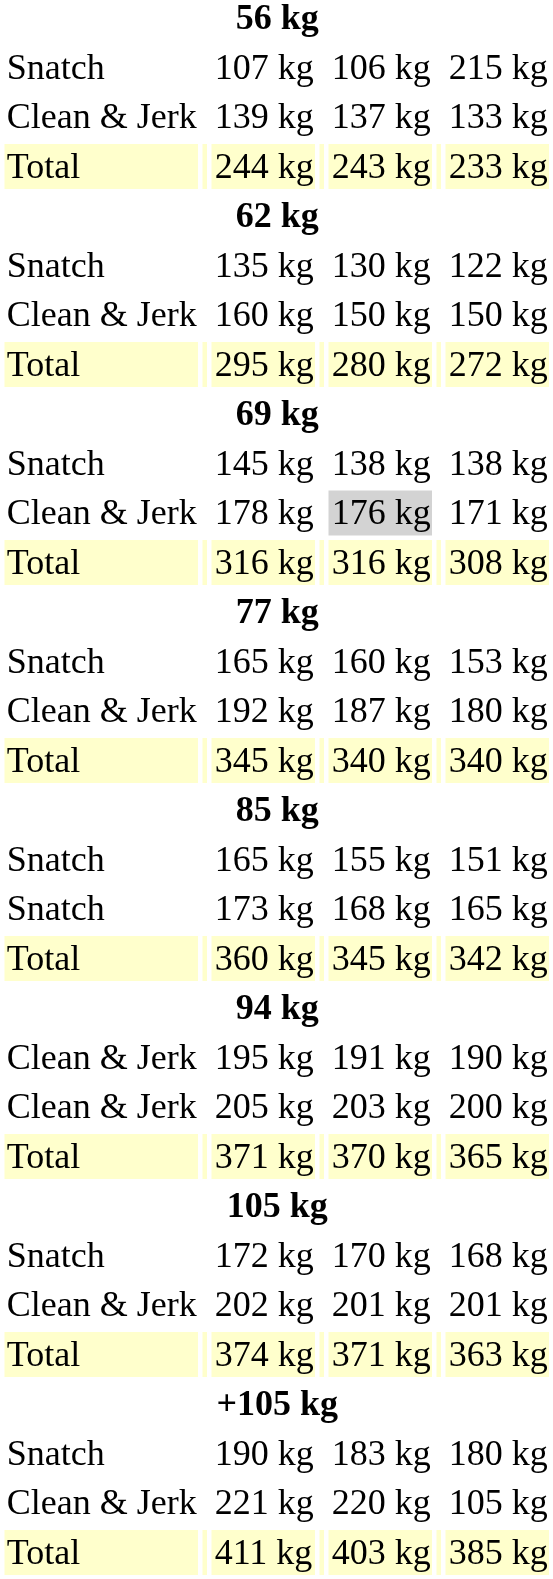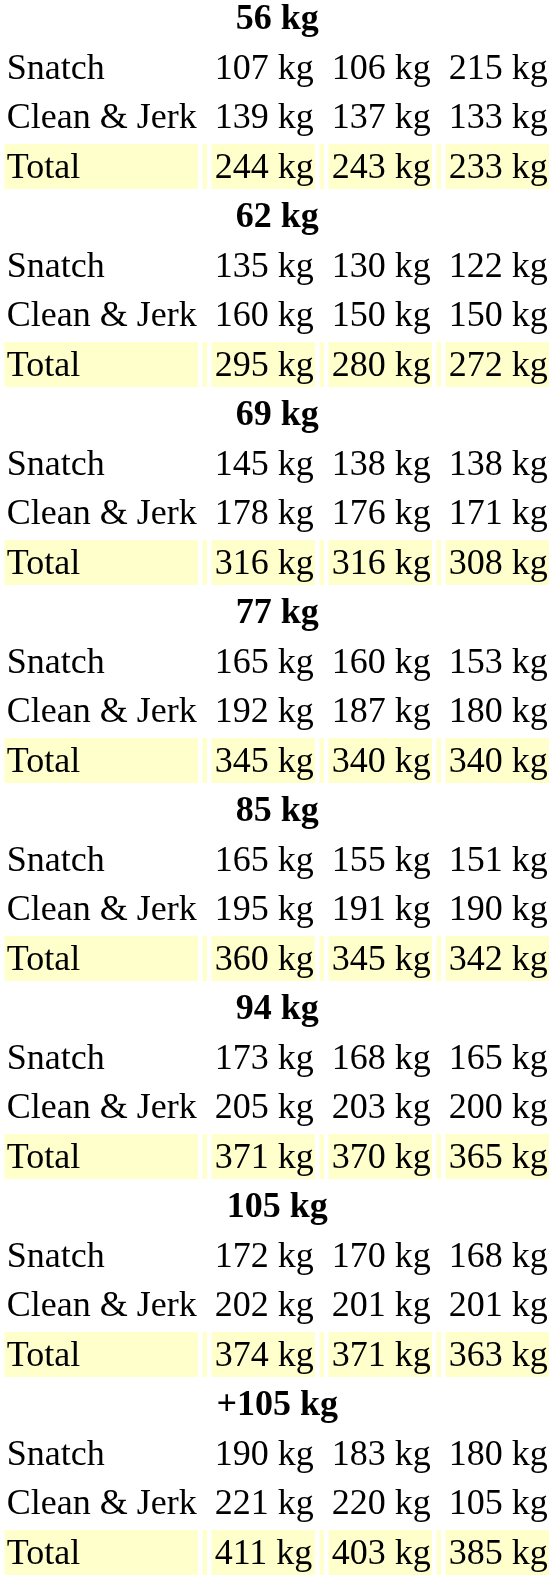(381, 512) lightgrey background -> (381, 512) no background
rows swapped: (102, 1056) <-> (56, 908)
